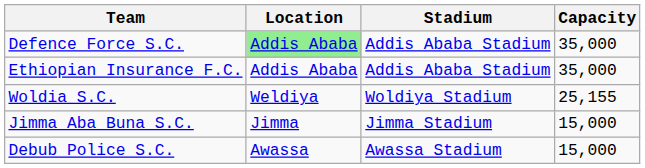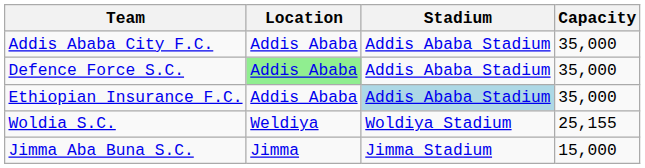+ row: (111, 44)
(458, 71) no background -> (458, 97) lightblue background
- row: (91, 150)
